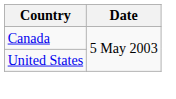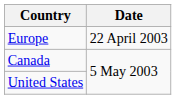+ row: (28, 37)
